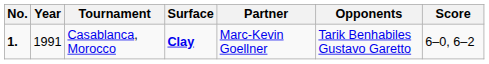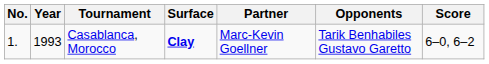(13, 41) bold -> (13, 41) normal
(48, 41) 1991 -> (48, 41) 1993
